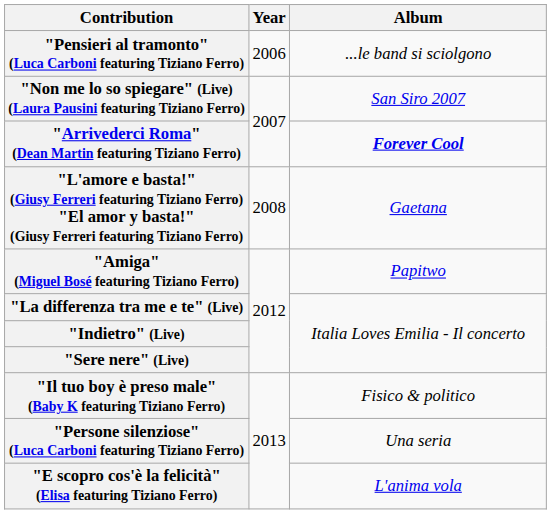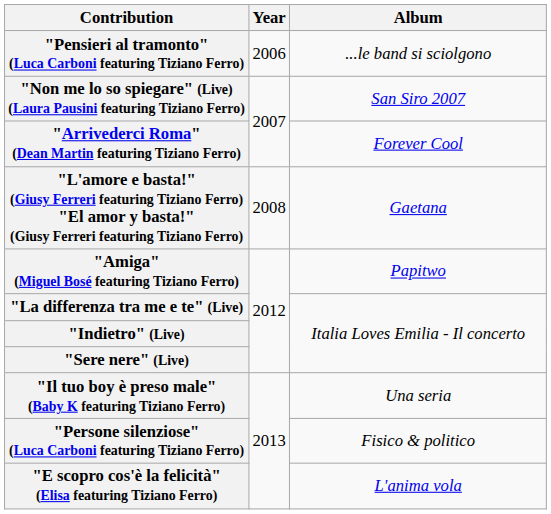(418, 143) bold -> (418, 143) normal
(418, 395) Fisico & politico -> (418, 395) Una seria
(418, 440) Una seria -> (418, 440) Fisico & politico
